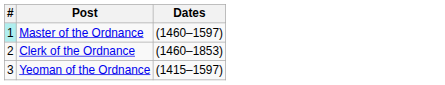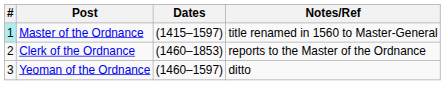+ column: (333, 13)
(189, 32) (1460–1597) -> (189, 32) (1415–1597)
(189, 70) (1415–1597) -> (189, 70) (1460–1597)
